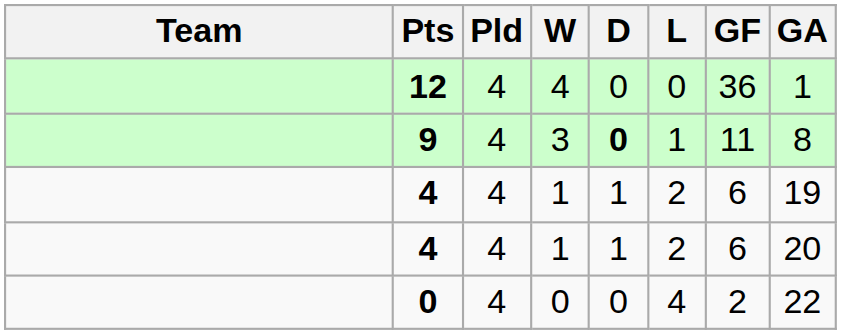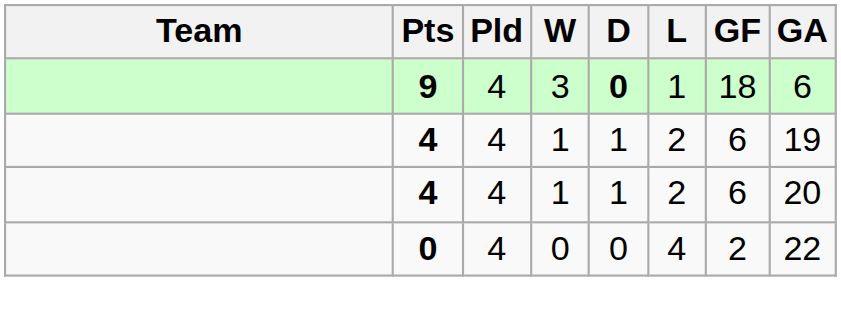- row: (428, 85)
(737, 139) 11 -> (737, 85) 18
(802, 139) 8 -> (802, 85) 6
